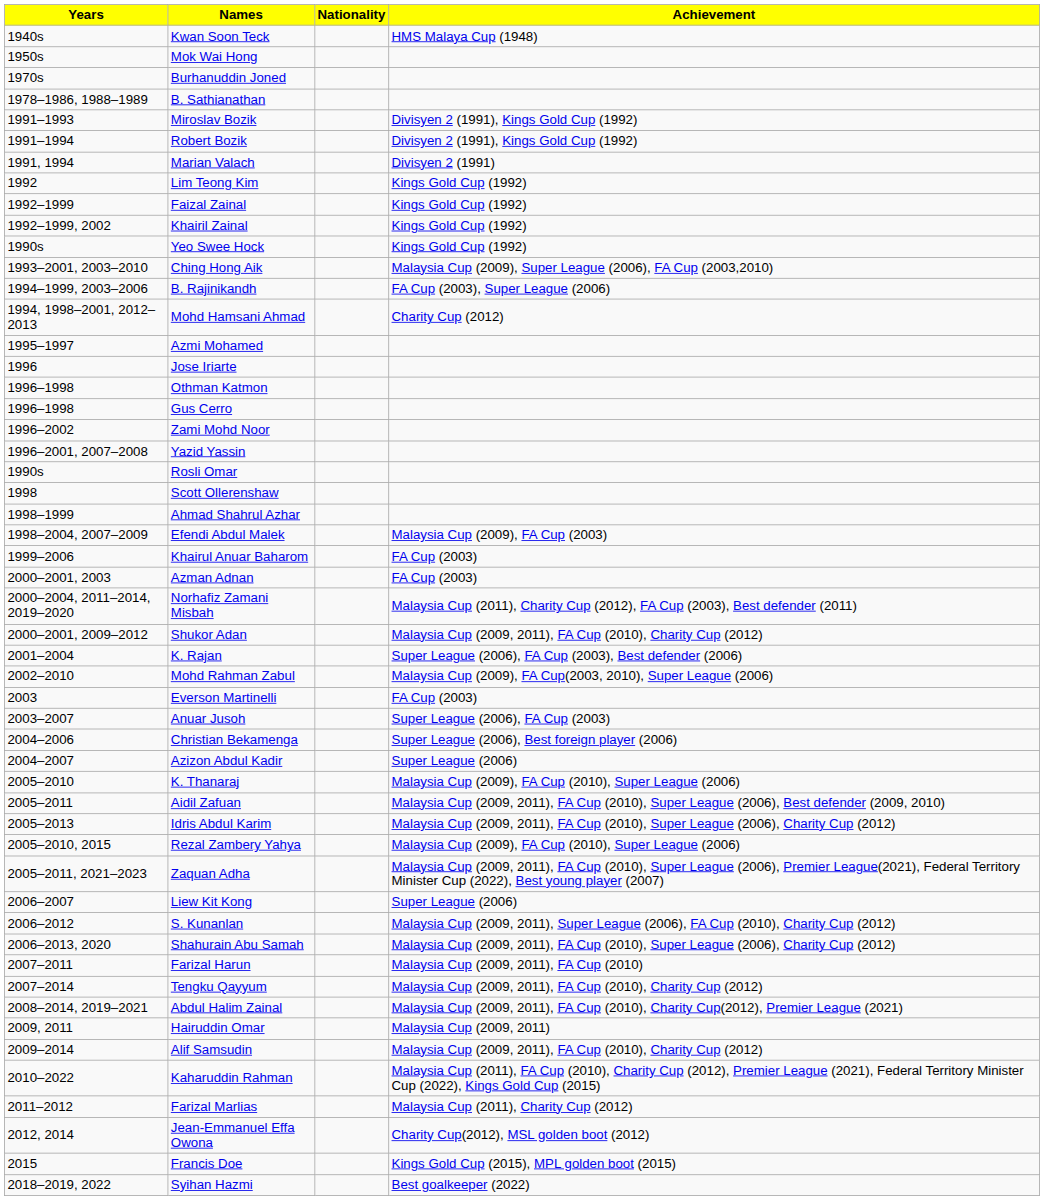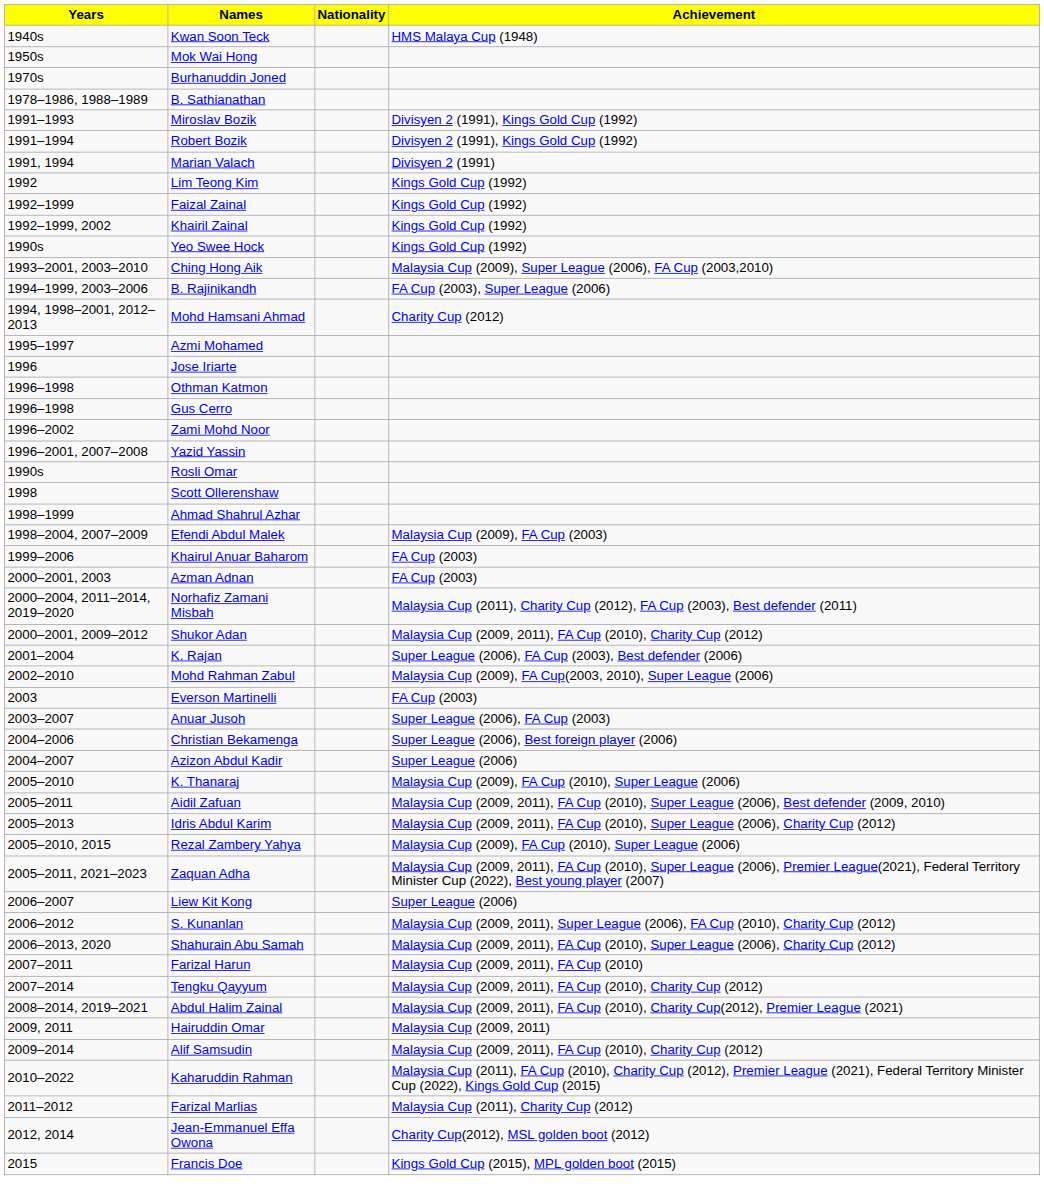- row: (212, 1184)
